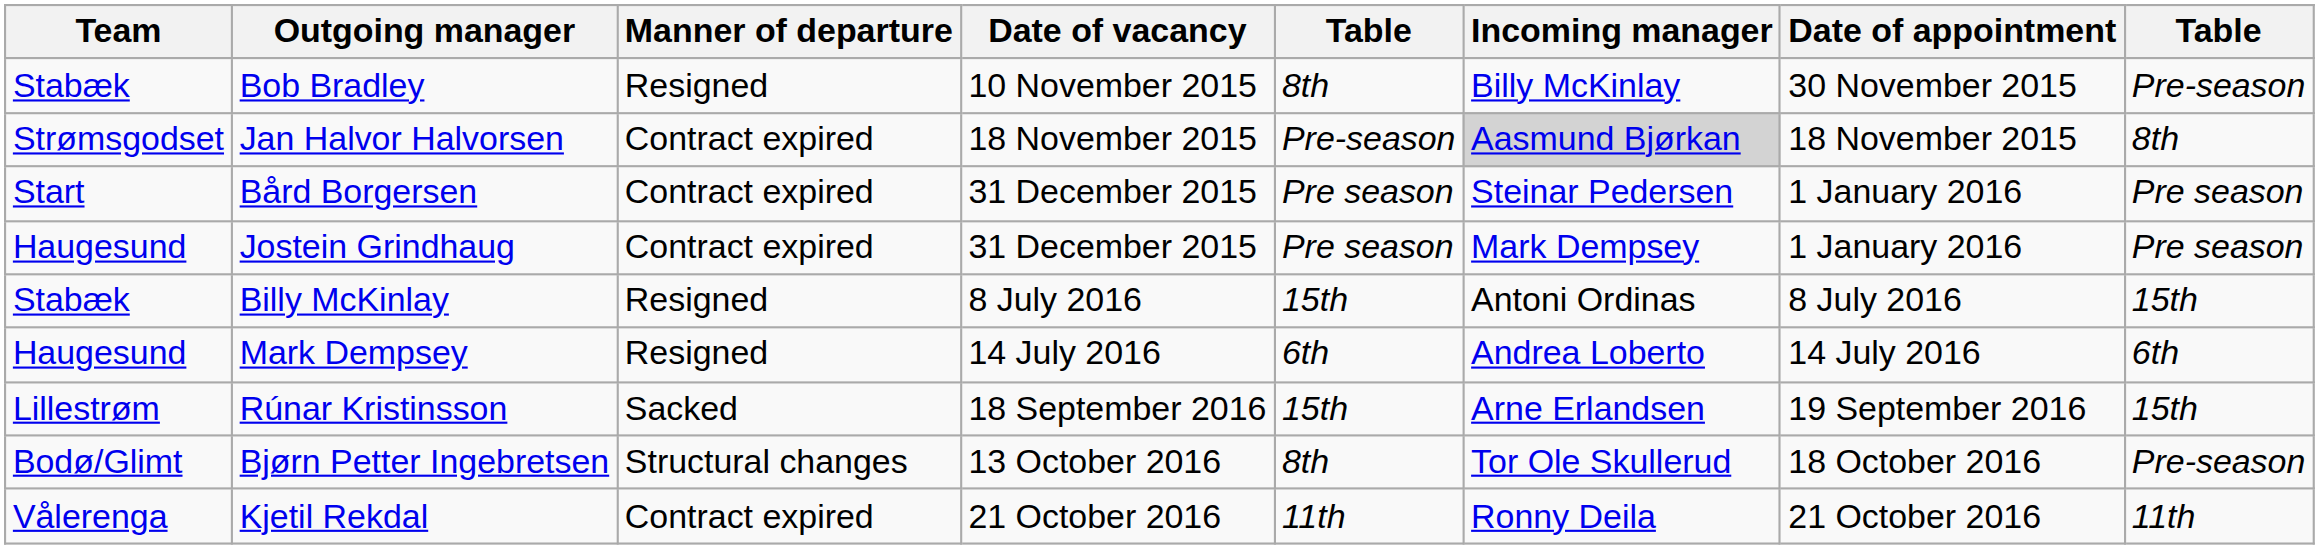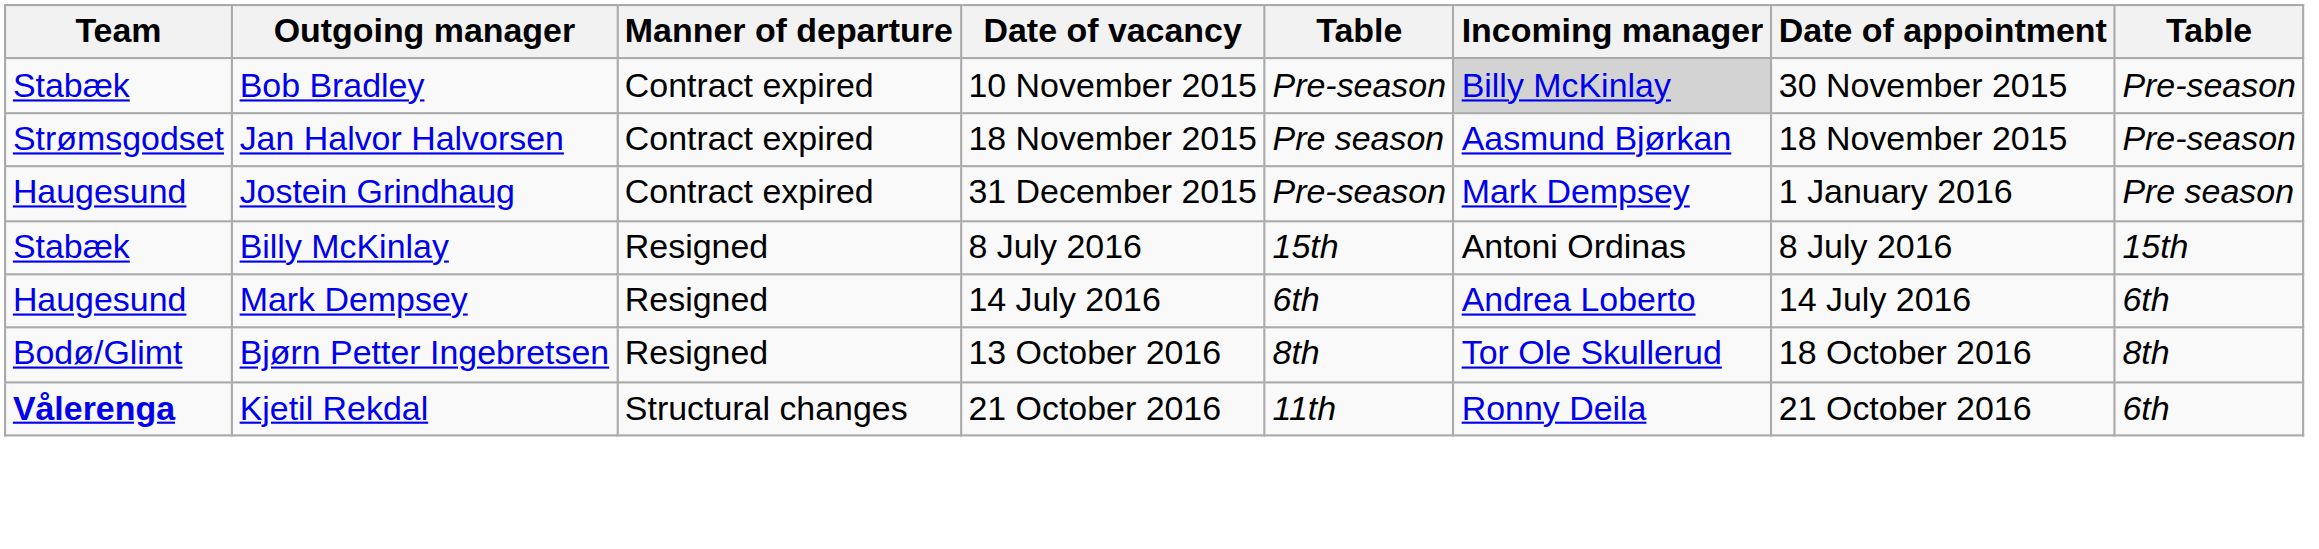(696, 85) Resigned -> (749, 85) Contract expired
(1306, 85) 8th -> (1359, 85) Pre-season
(1576, 85) no background -> (1566, 85) lightgrey background
(1369, 138) Pre-season -> (1358, 138) Pre season
(1606, 138) lightgrey background -> (1596, 138) no background
(2155, 138) 8th -> (2209, 138) Pre-season
- row: (358, 192)
(1368, 246) Pre season -> (1359, 192) Pre-season
- row: (374, 407)
(766, 461) Structural changes -> (696, 354) Resigned
(2219, 461) Pre-season -> (2146, 354) 8th
(90, 515) normal -> (94, 407) bold
(749, 515) Contract expired -> (766, 407) Structural changes
(2164, 515) 11th -> (2146, 407) 6th
